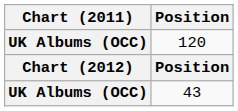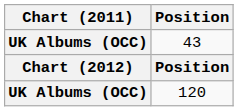rows swapped: (192, 93) <-> (192, 42)
